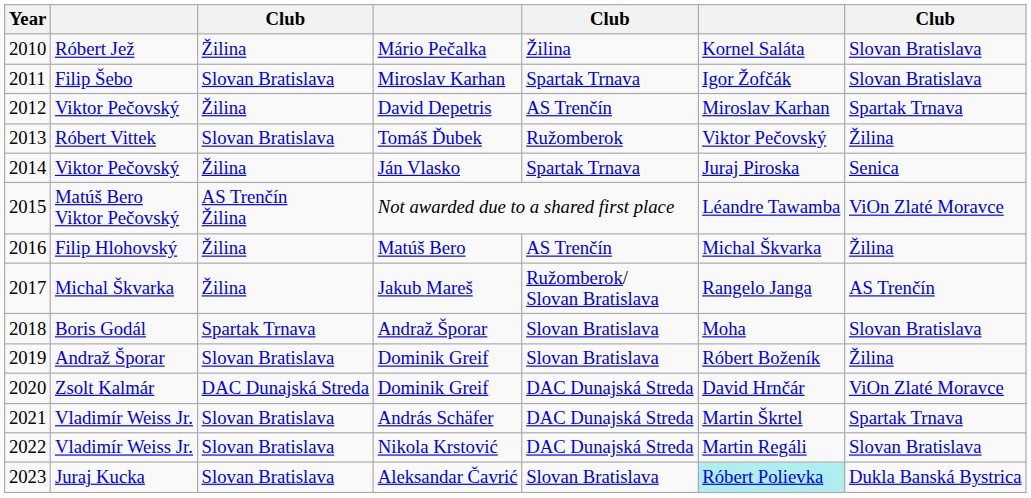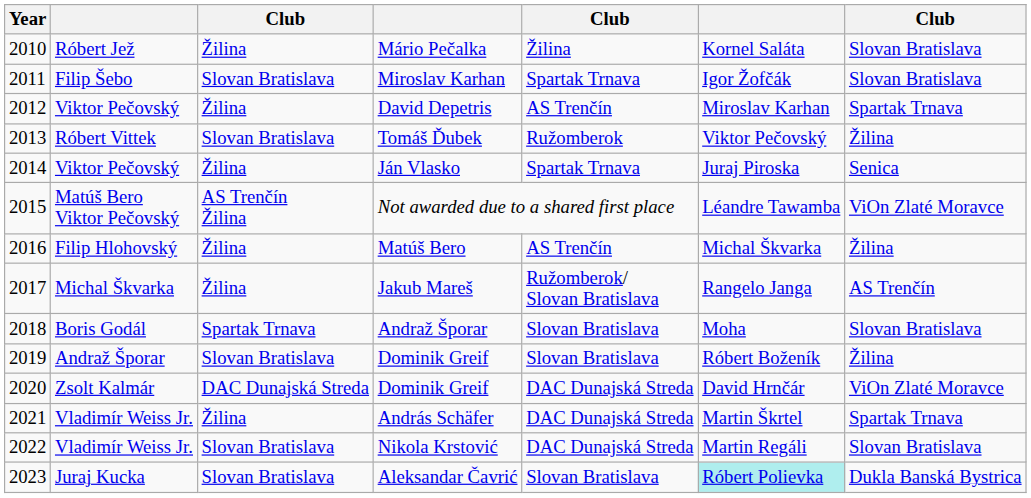(268, 417) Slovan Bratislava -> (224, 417) Žilina
